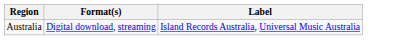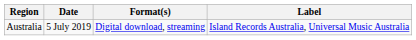+ column: (69, 12)
